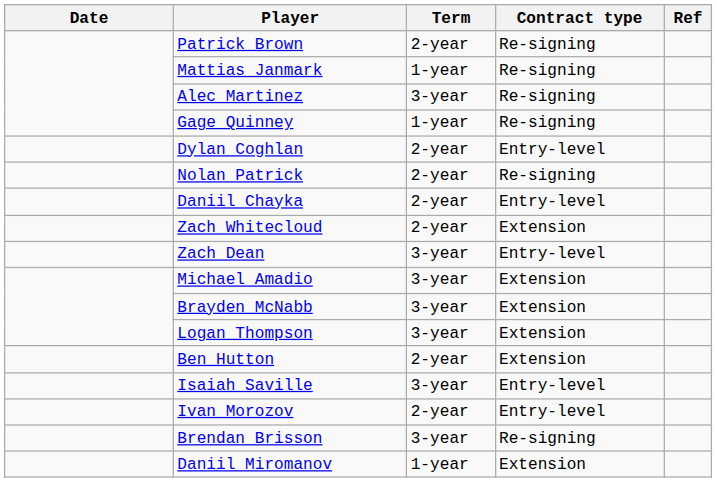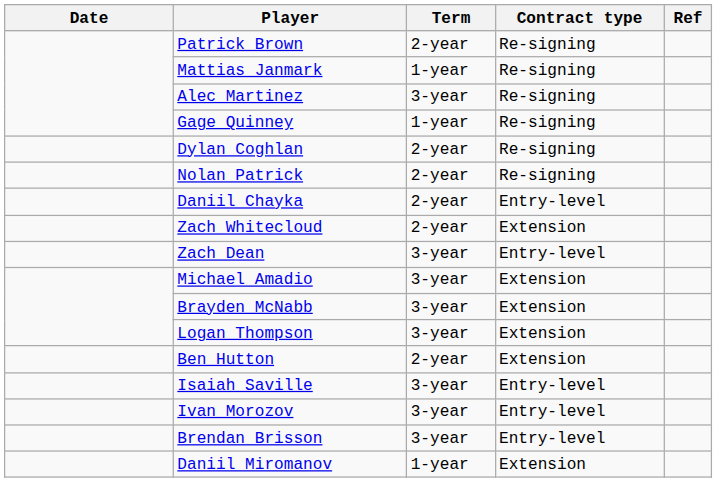(552, 149) Entry-level -> (547, 149) Re-signing
(440, 412) 2-year -> (440, 412) 3-year
(547, 438) Re-signing -> (552, 438) Entry-level
